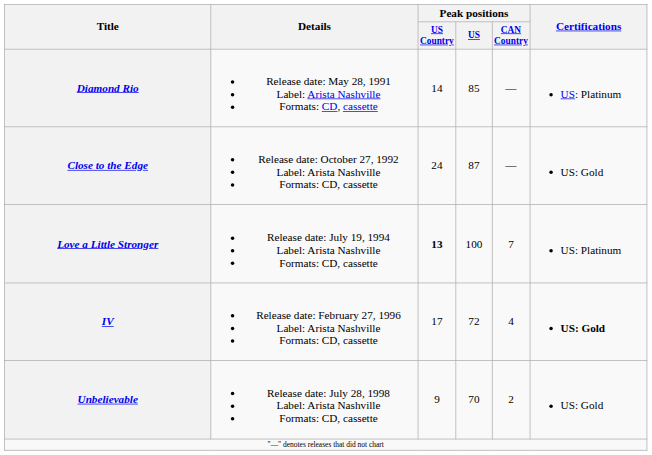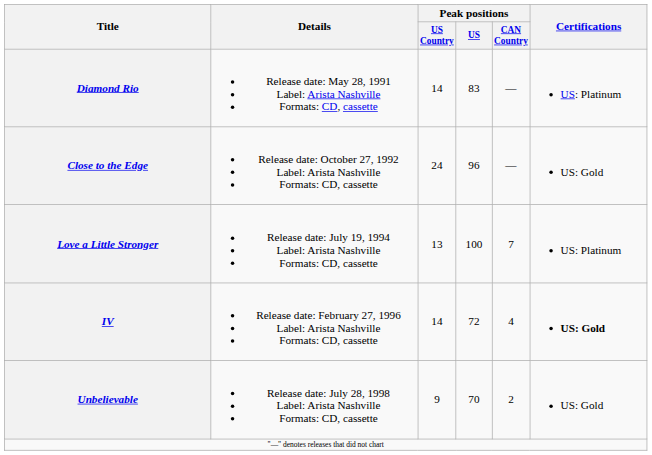(474, 88) 85 -> (474, 88) 83
(474, 166) 87 -> (474, 166) 96
(437, 243) bold -> (437, 243) normal
(437, 321) 17 -> (437, 321) 14
